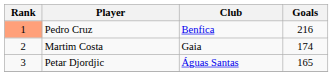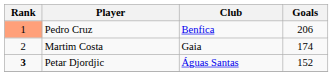(305, 29) 216 -> (305, 29) 206
(23, 63) normal -> (23, 63) bold
(305, 63) 165 -> (305, 63) 152
